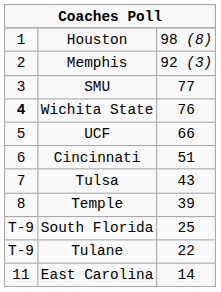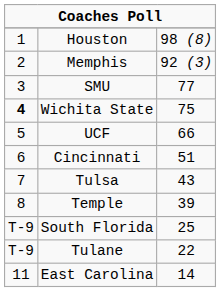(186, 110) 76 -> (186, 110) 75
